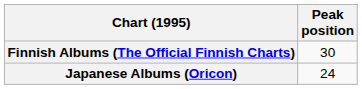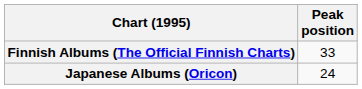(328, 52) 30 -> (328, 52) 33
